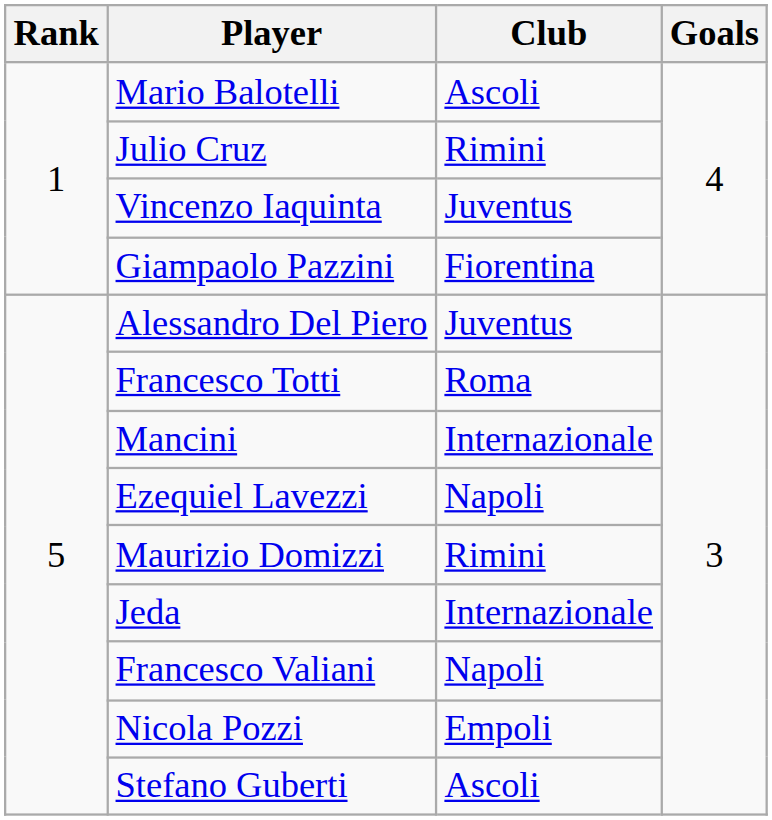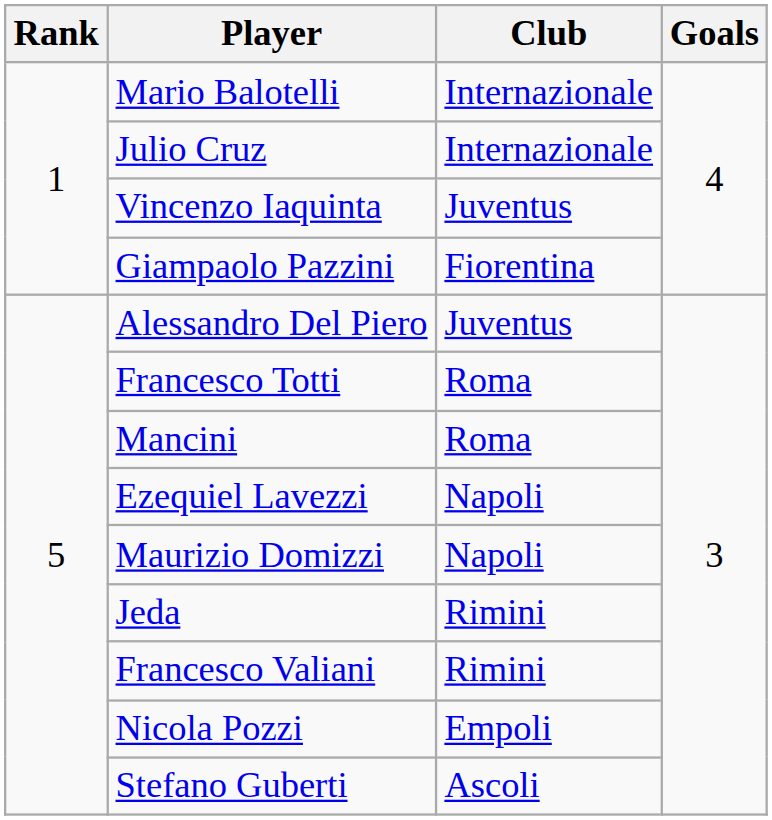(492, 91) Ascoli -> (549, 91) Internazionale
(495, 149) Rimini -> (549, 149) Internazionale
(549, 438) Internazionale -> (488, 438) Roma
(495, 554) Rimini -> (494, 554) Napoli
(549, 611) Internazionale -> (495, 611) Rimini
(494, 669) Napoli -> (495, 669) Rimini
